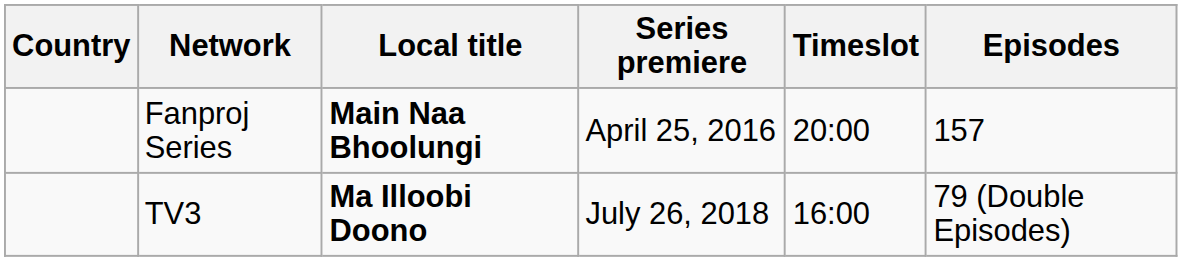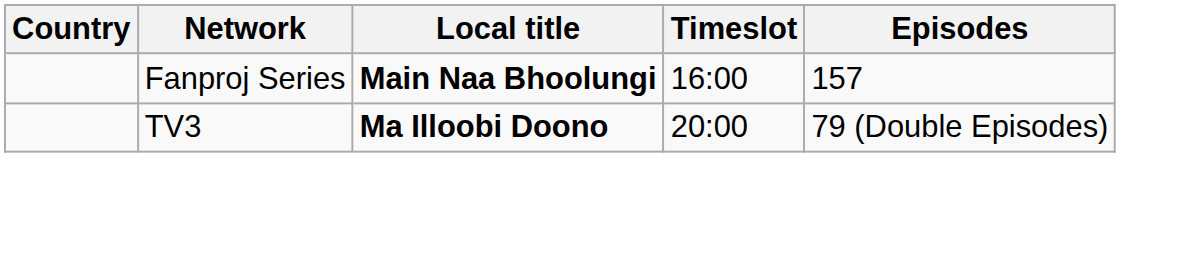- column: (682, 46)
(831, 130) 20:00 -> (709, 77) 16:00
(831, 213) 16:00 -> (709, 126) 20:00
